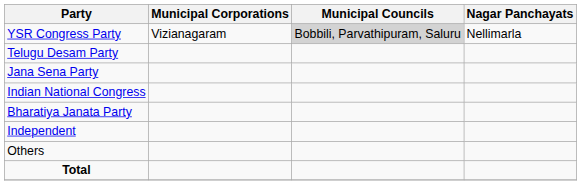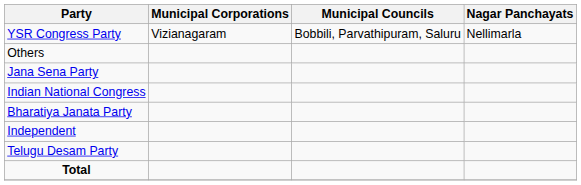(378, 33) lightgrey background -> (378, 33) no background
rows swapped: (63, 53) <-> (26, 151)
